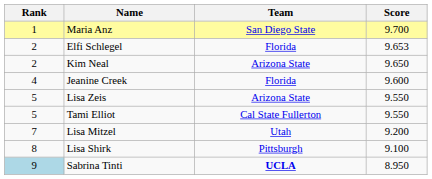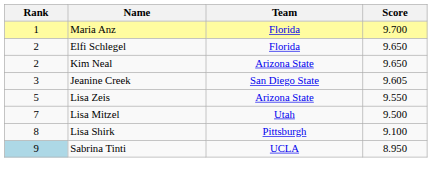(281, 30) San Diego State -> (284, 30) Florida
(397, 47) 9.653 -> (395, 47) 9.650
(34, 81) 4 -> (36, 81) 3
(281, 81) Florida -> (284, 81) San Diego State
(397, 81) 9.600 -> (395, 81) 9.605
- row: (91, 115)
(397, 132) 9.200 -> (395, 115) 9.500
(281, 166) bold -> (284, 149) normal
